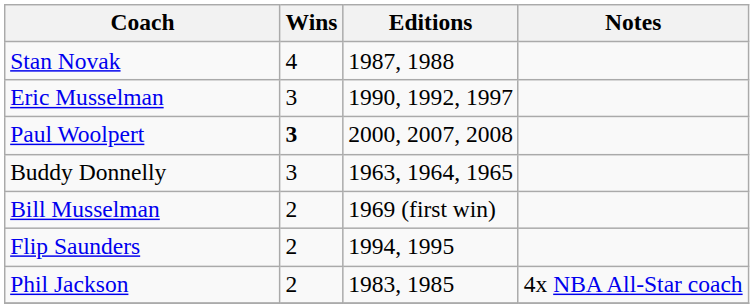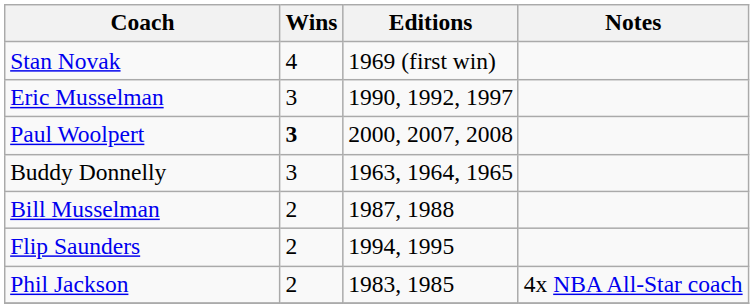(401, 60) 1987, 1988 -> (422, 60) 1969 (first win)
(422, 209) 1969 (first win) -> (401, 209) 1987, 1988
